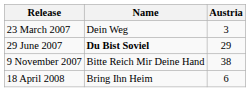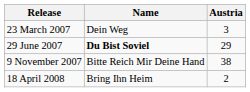(226, 78) 6 -> (226, 78) 2
